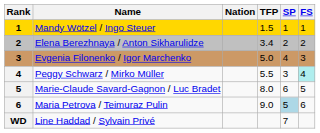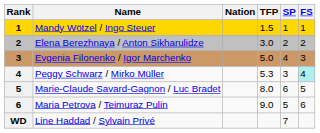(267, 43) 3.4 -> (267, 43) 3.0
(267, 74) 5.5 -> (267, 74) 5.3
(285, 105) lightblue background -> (285, 105) no background
